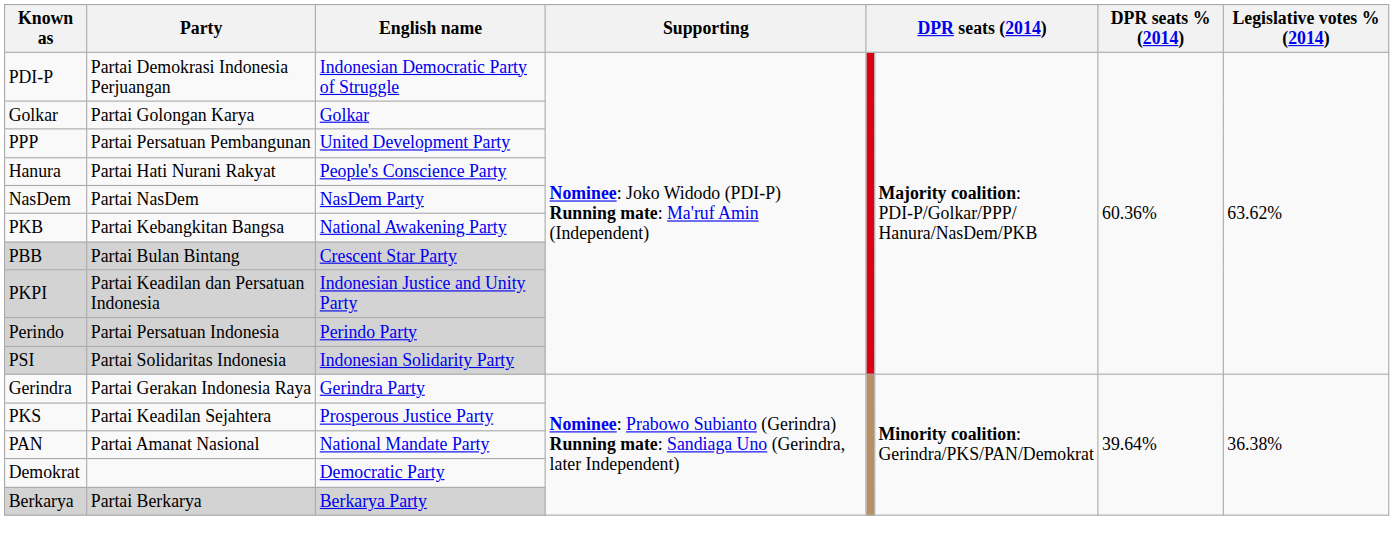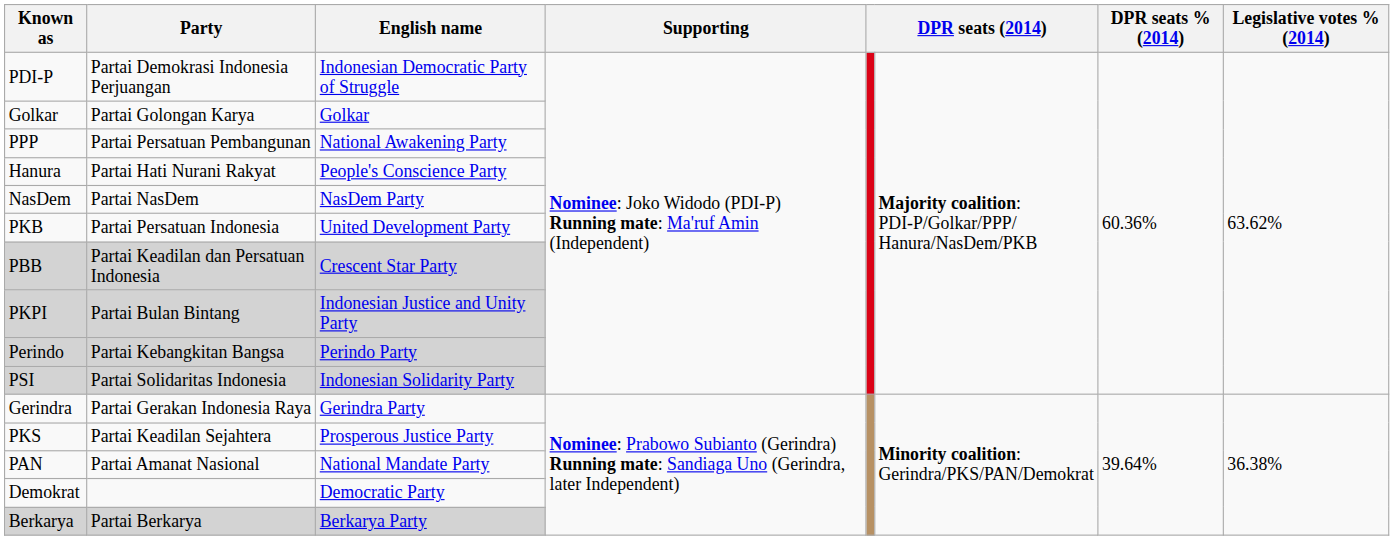(415, 143) United Development Party -> (413, 143) National Awakening Party
(187, 227) Partai Kebangkitan Bangsa -> (185, 227) Partai Persatuan Indonesia
(413, 227) National Awakening Party -> (415, 227) United Development Party
(165, 255) Partai Bulan Bintang -> (198, 265) Partai Keadilan dan Persatuan Indonesia
(198, 293) Partai Keadilan dan Persatuan Indonesia -> (165, 313) Partai Bulan Bintang
(185, 332) Partai Persatuan Indonesia -> (187, 351) Partai Kebangkitan Bangsa
